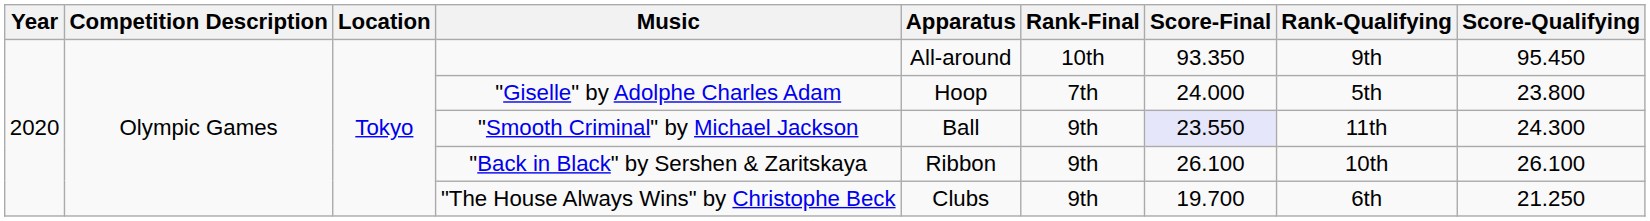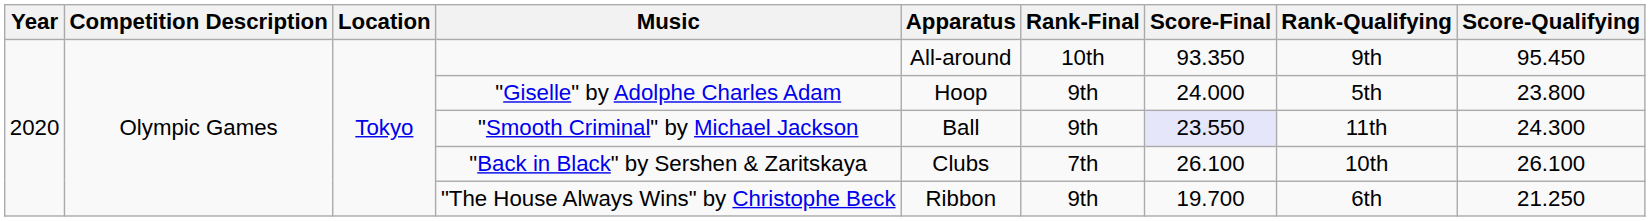(1083, 92) 7th -> (1083, 92) 9th
(961, 163) Ribbon -> (961, 163) Clubs
(1083, 163) 9th -> (1083, 163) 7th
(961, 198) Clubs -> (961, 198) Ribbon
